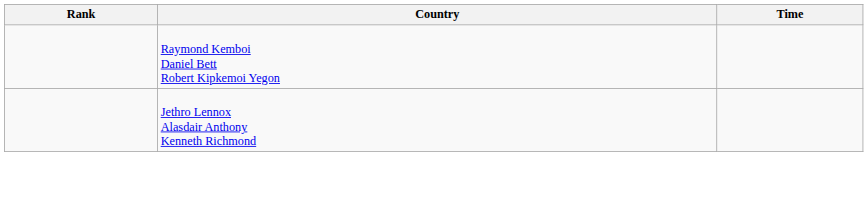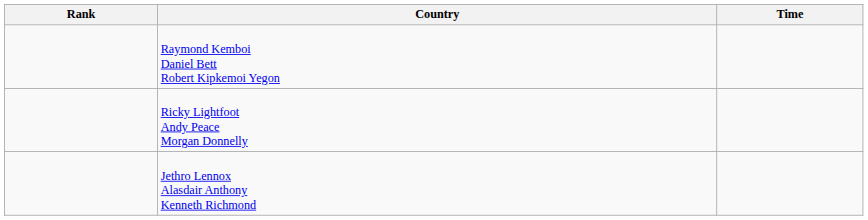+ row: (204, 127)
